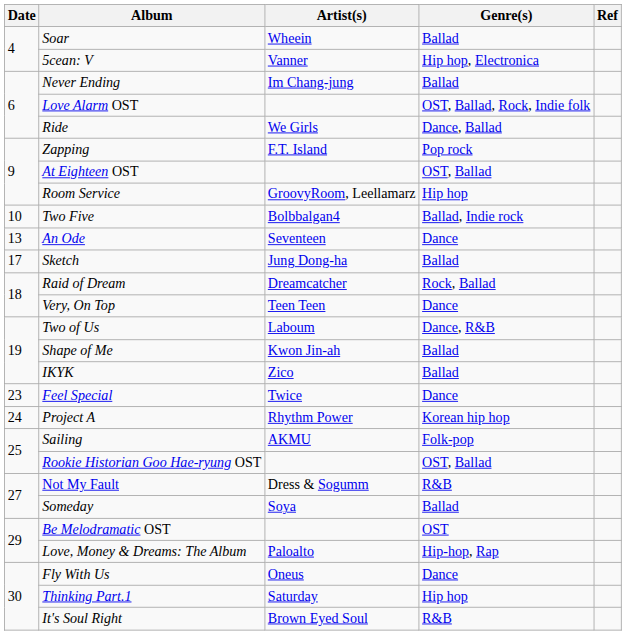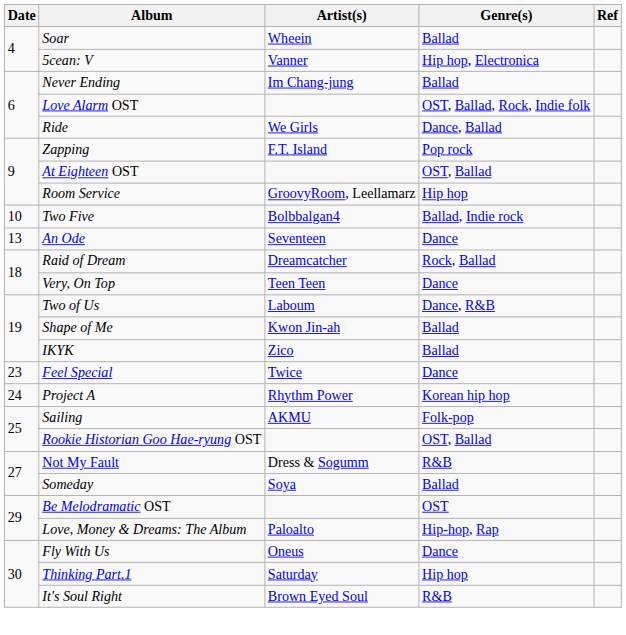- row: (61, 261)
